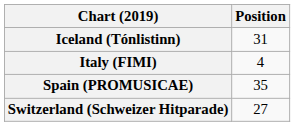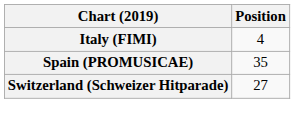- row: (118, 39)
